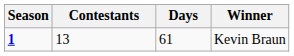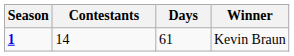(62, 39) 13 -> (62, 39) 14
